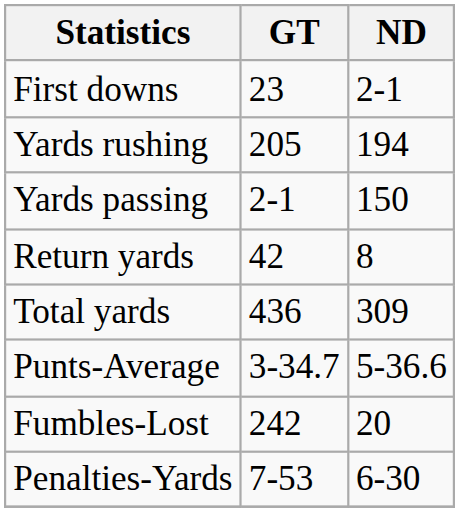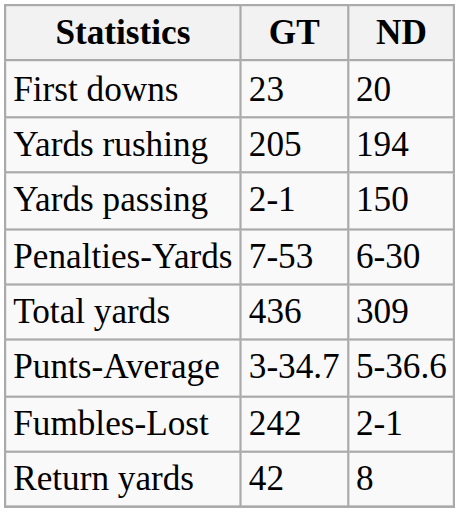(379, 88) 2-1 -> (374, 88) 20
rows swapped: (104, 255) <-> (123, 479)
(374, 423) 20 -> (379, 423) 2-1
